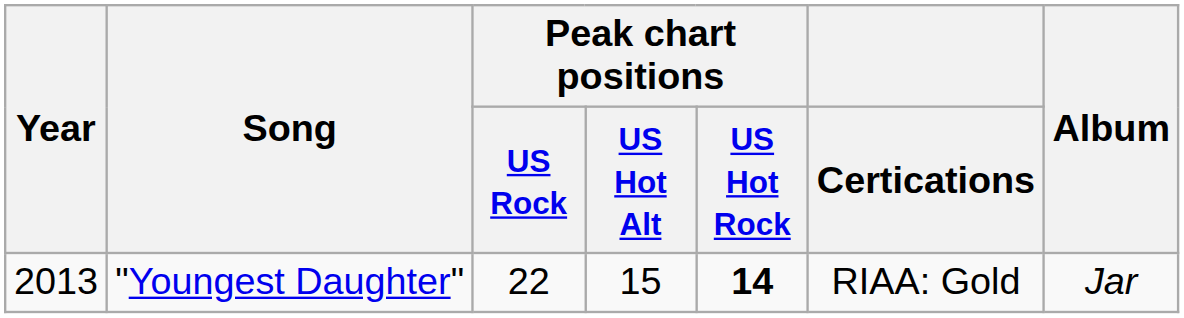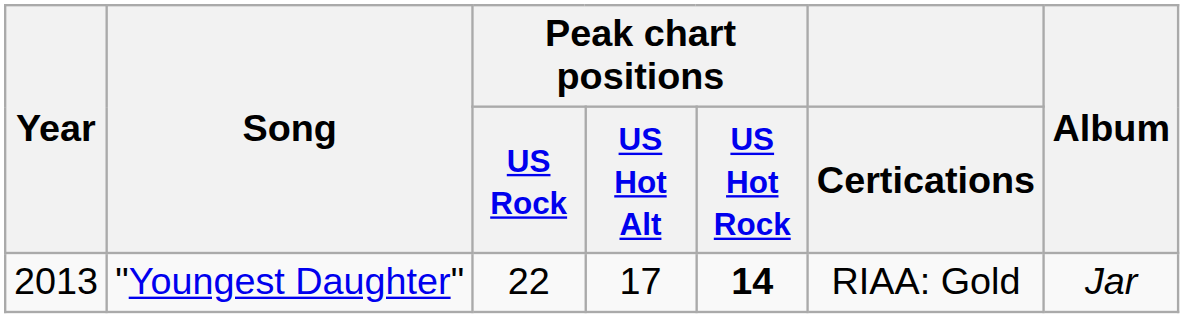(640, 281) 15 -> (640, 281) 17
